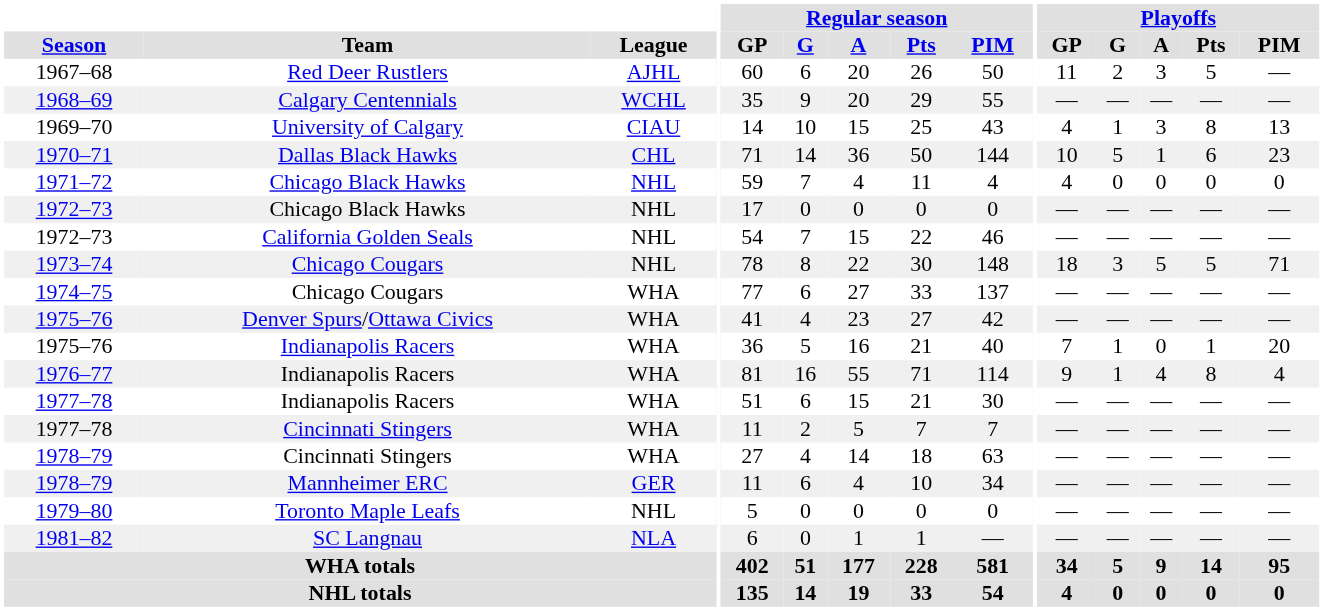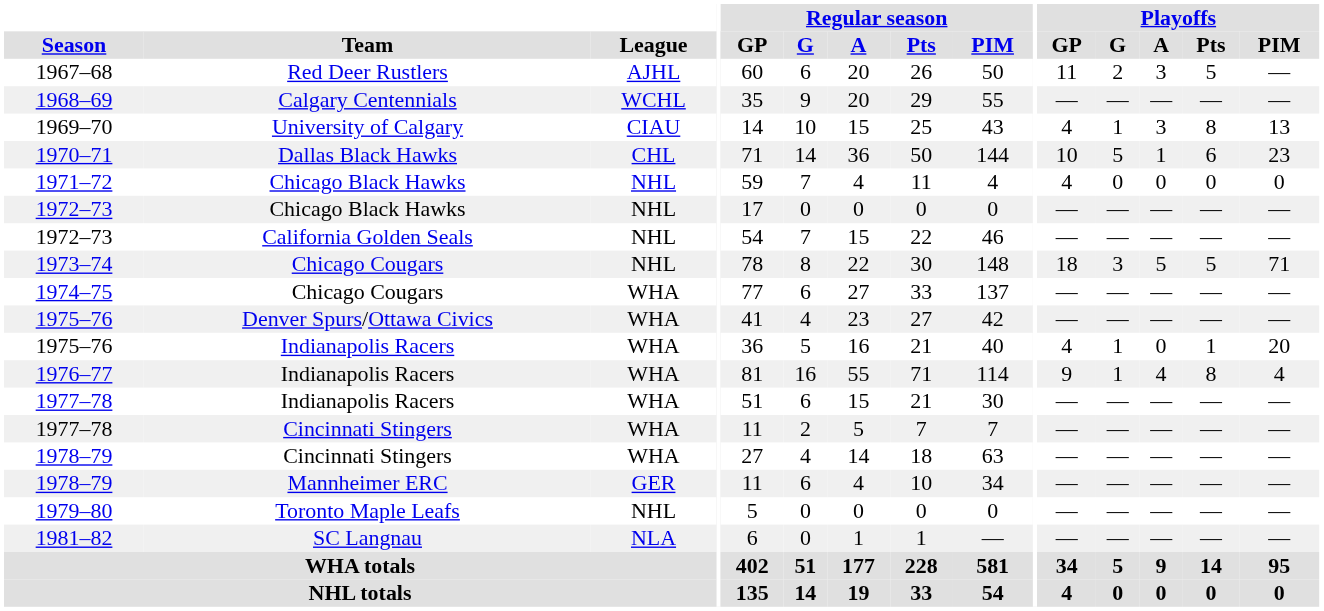(1067, 346) 7 -> (1067, 346) 4
